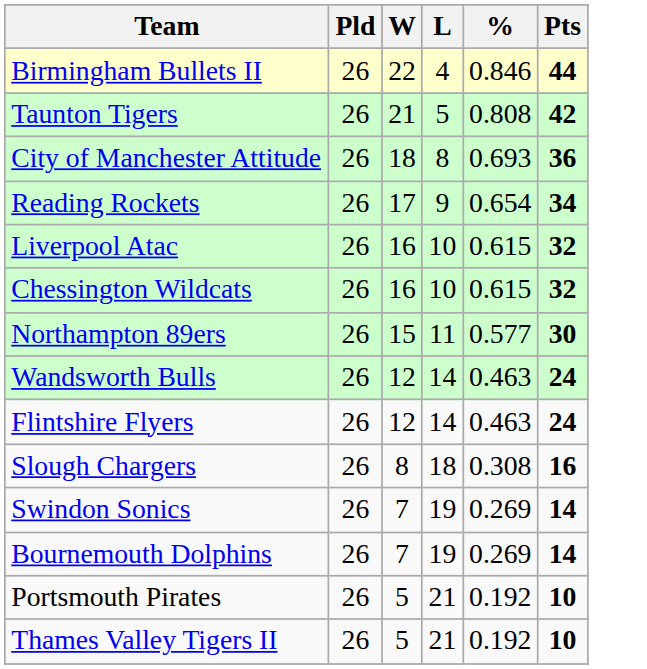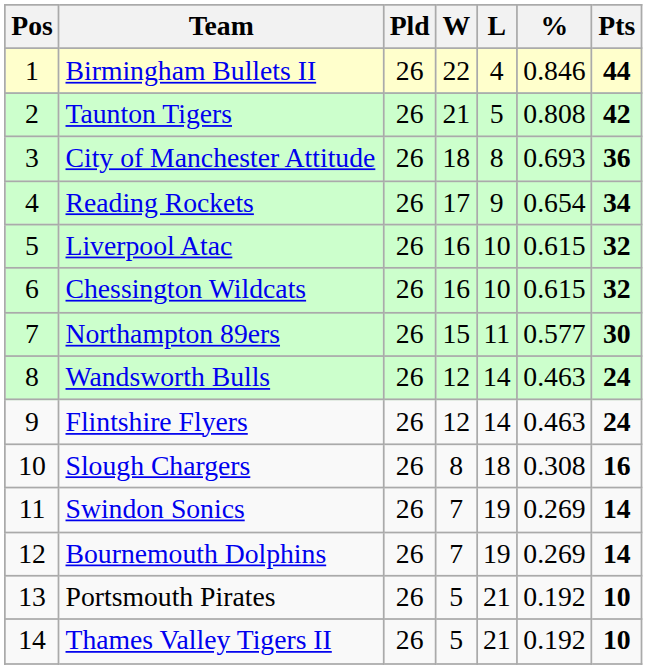+ column: (32, 26)
